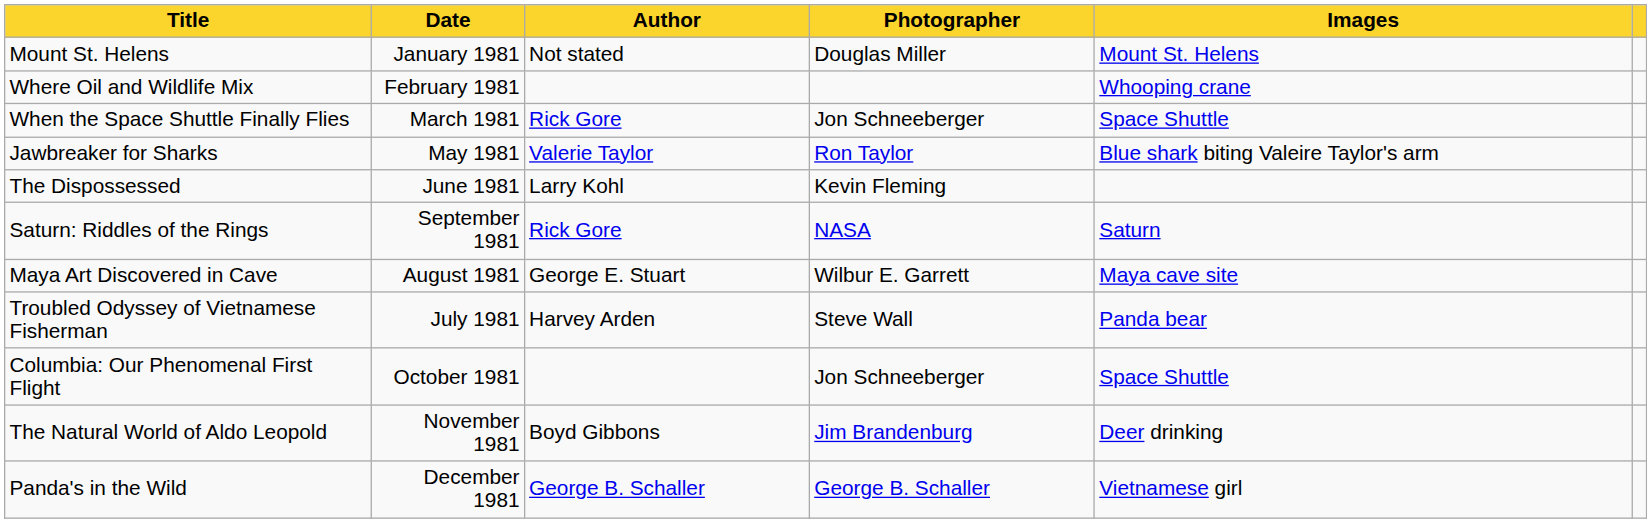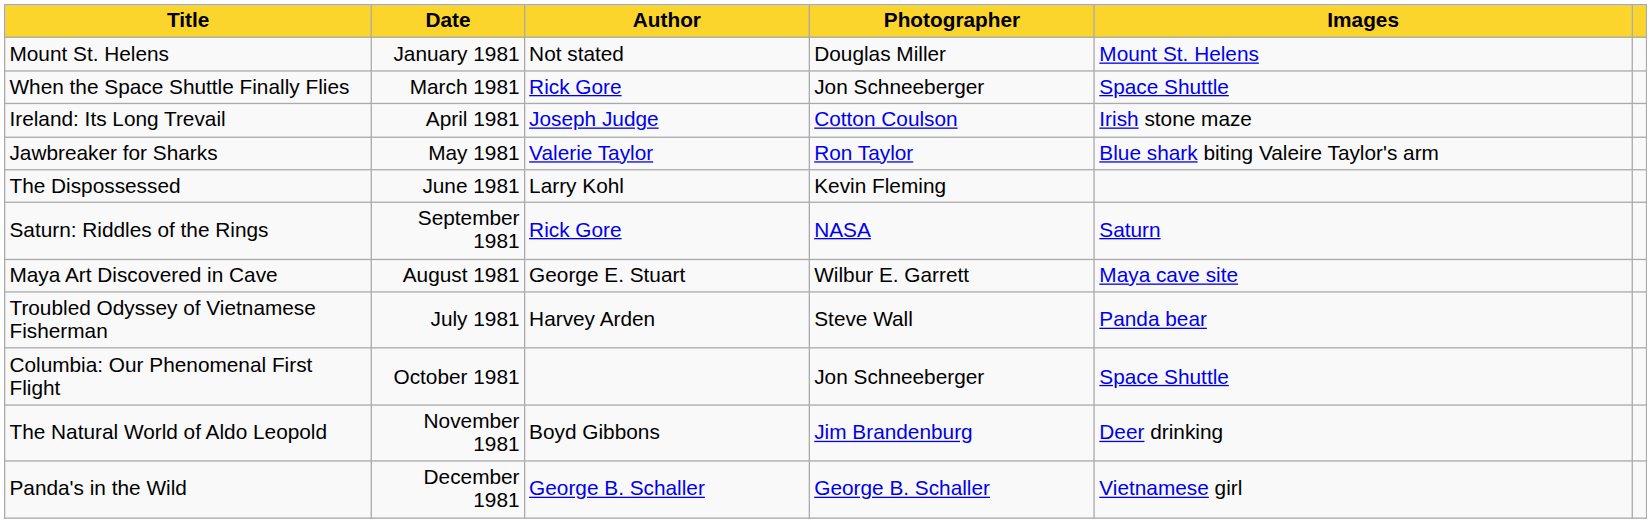- row: (131, 86)
+ row: (118, 119)
